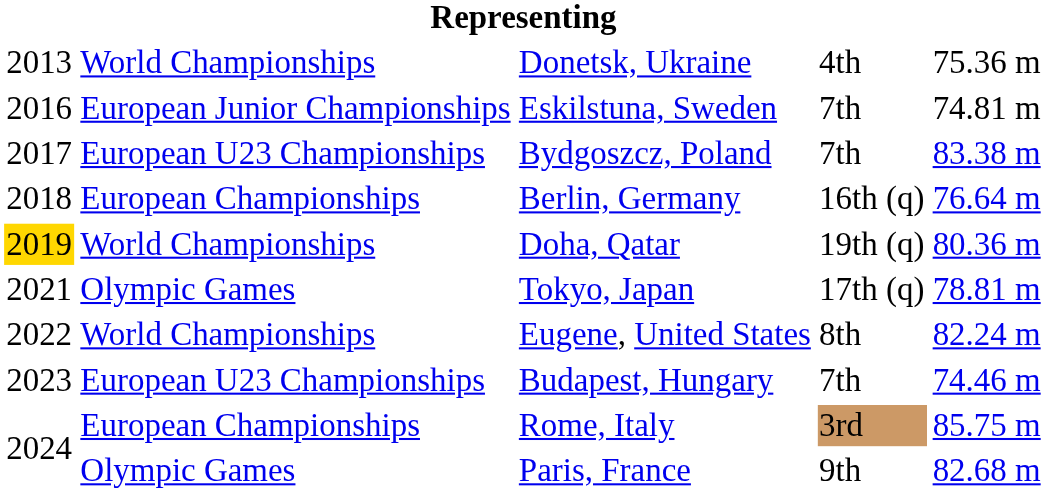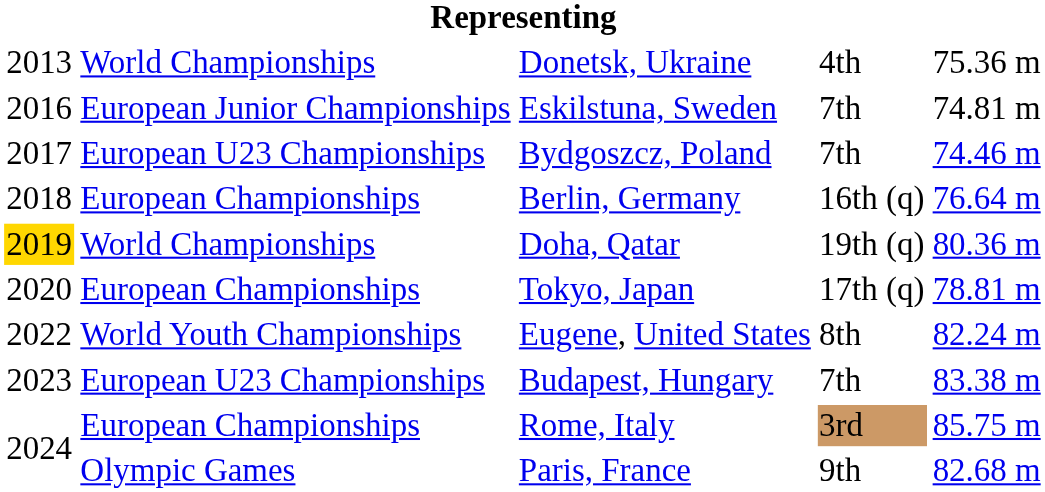(987, 153) 83.38 m -> (987, 153) 74.46 m
(39, 289) 2021 -> (39, 289) 2020
(188, 289) Olympic Games -> (250, 289) European Championships
(228, 334) World Championships -> (271, 334) World Youth Championships
(987, 379) 74.46 m -> (987, 379) 83.38 m
